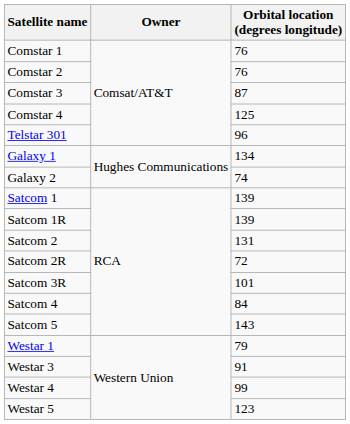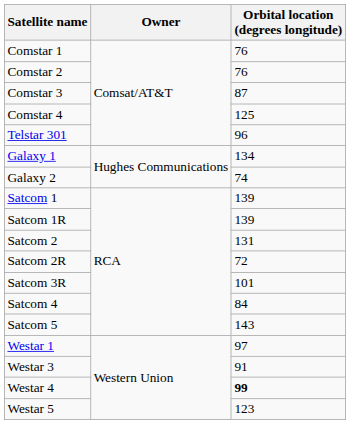(241, 345) 79 -> (241, 345) 97
(241, 388) normal -> (241, 388) bold
